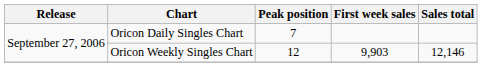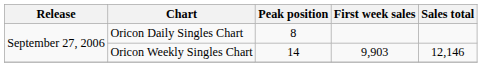(293, 33) 7 -> (293, 33) 8
(293, 52) 12 -> (293, 52) 14
